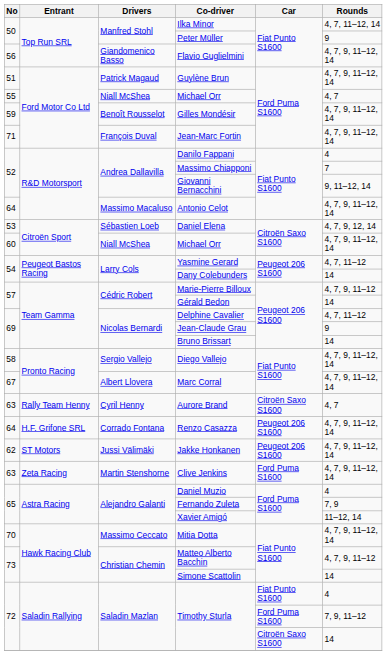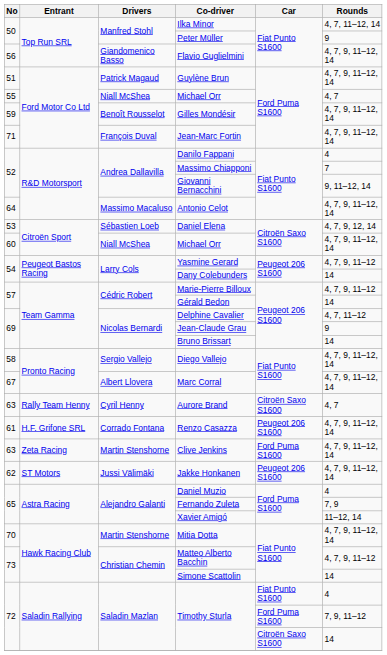(345, 262) 4, 7, 11–12 -> (350, 262) 4, 7, 9, 11–12
(11, 427) 64 -> (11, 427) 61
rows swapped: (41, 450) <-> (44, 472)
(134, 535) Massimo Ceccato -> (135, 535) Martin Stenshorne
